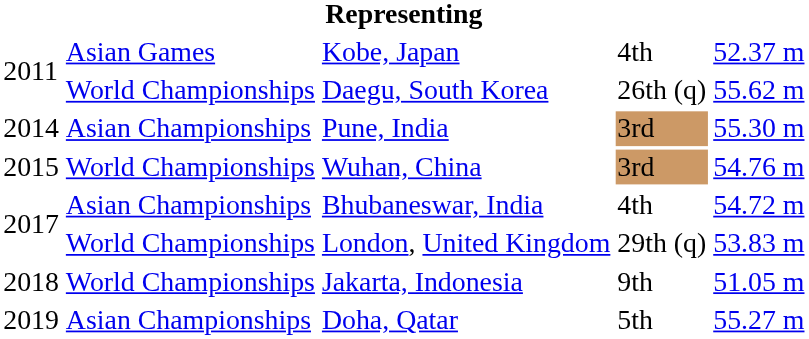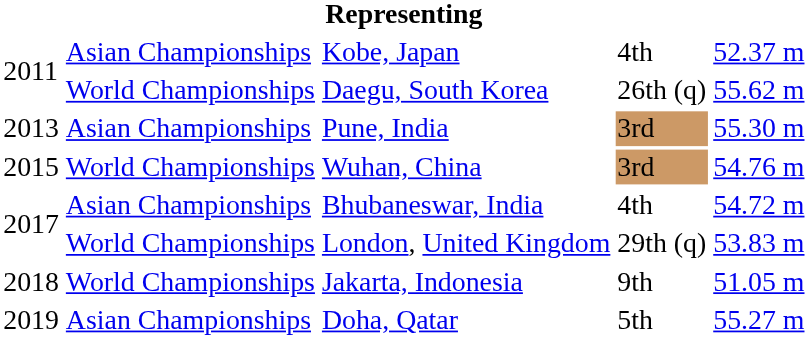(140, 51) Asian Games -> (188, 51) Asian Championships
(31, 128) 2014 -> (31, 128) 2013
